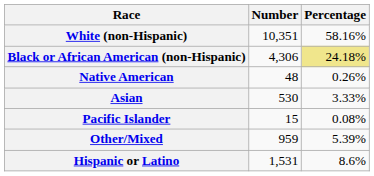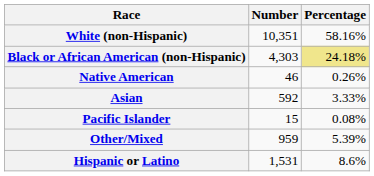(283, 56) 4,306 -> (283, 56) 4,303
(292, 77) 48 -> (292, 77) 46
(288, 98) 530 -> (288, 98) 592
